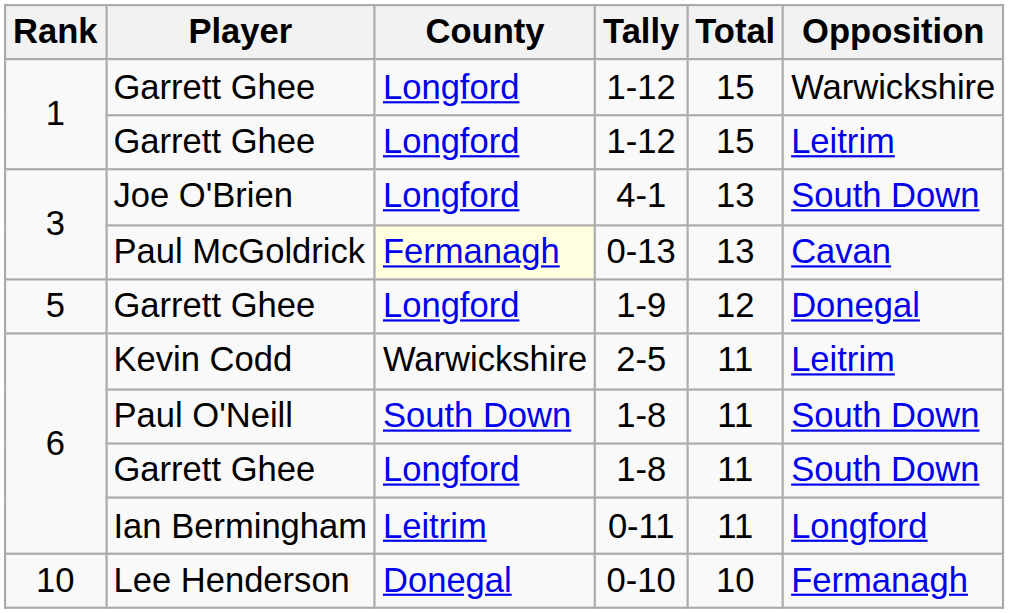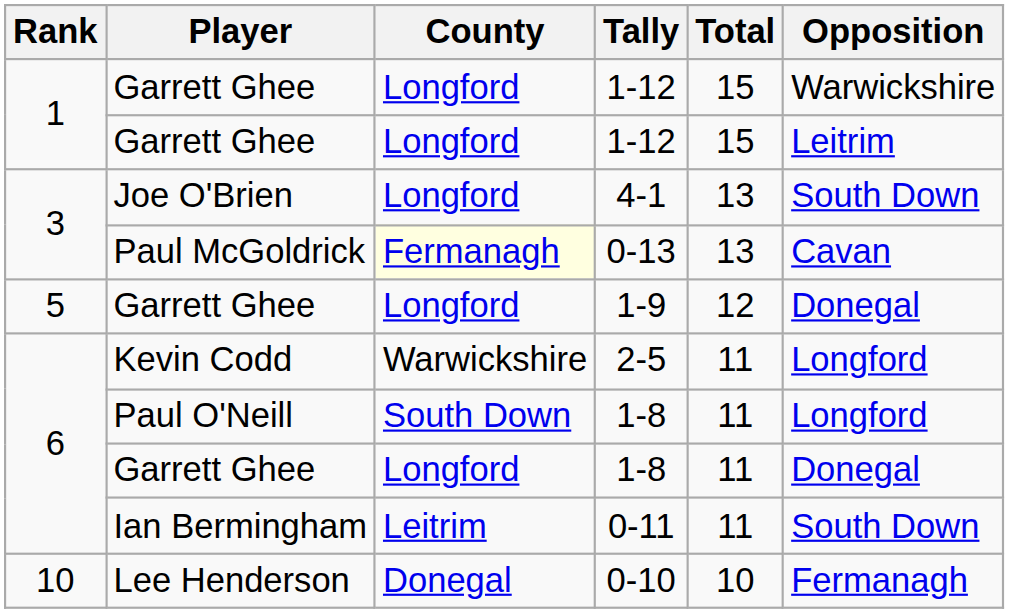(843, 360) Leitrim -> (859, 360) Longford
(885, 415) South Down -> (859, 415) Longford
(885, 470) South Down -> (856, 470) Donegal
(859, 525) Longford -> (885, 525) South Down
